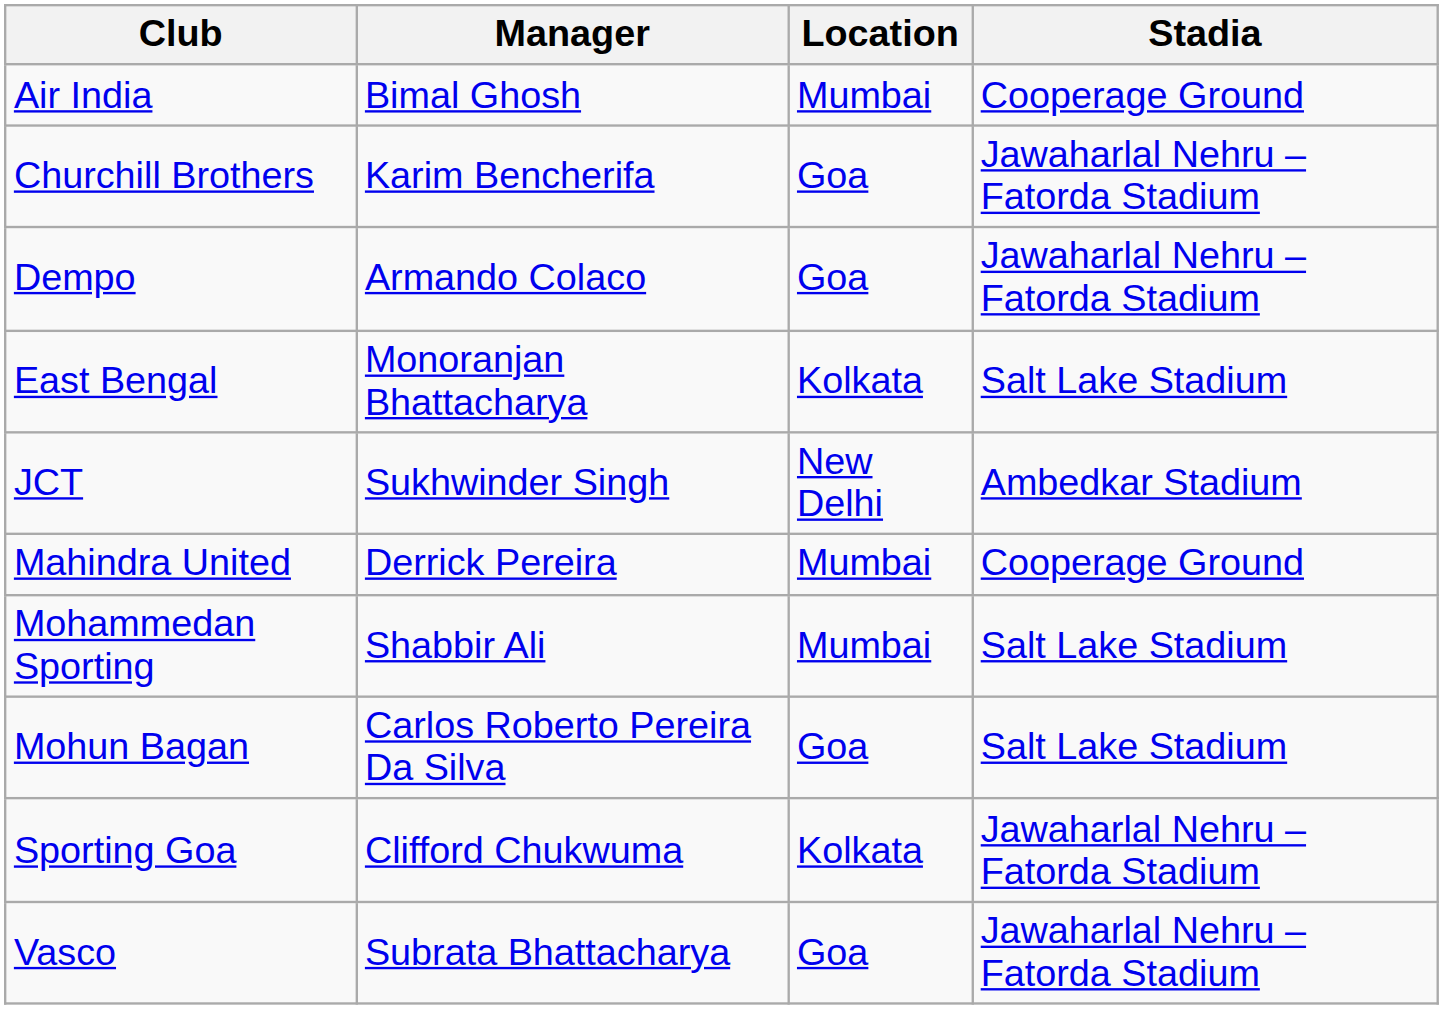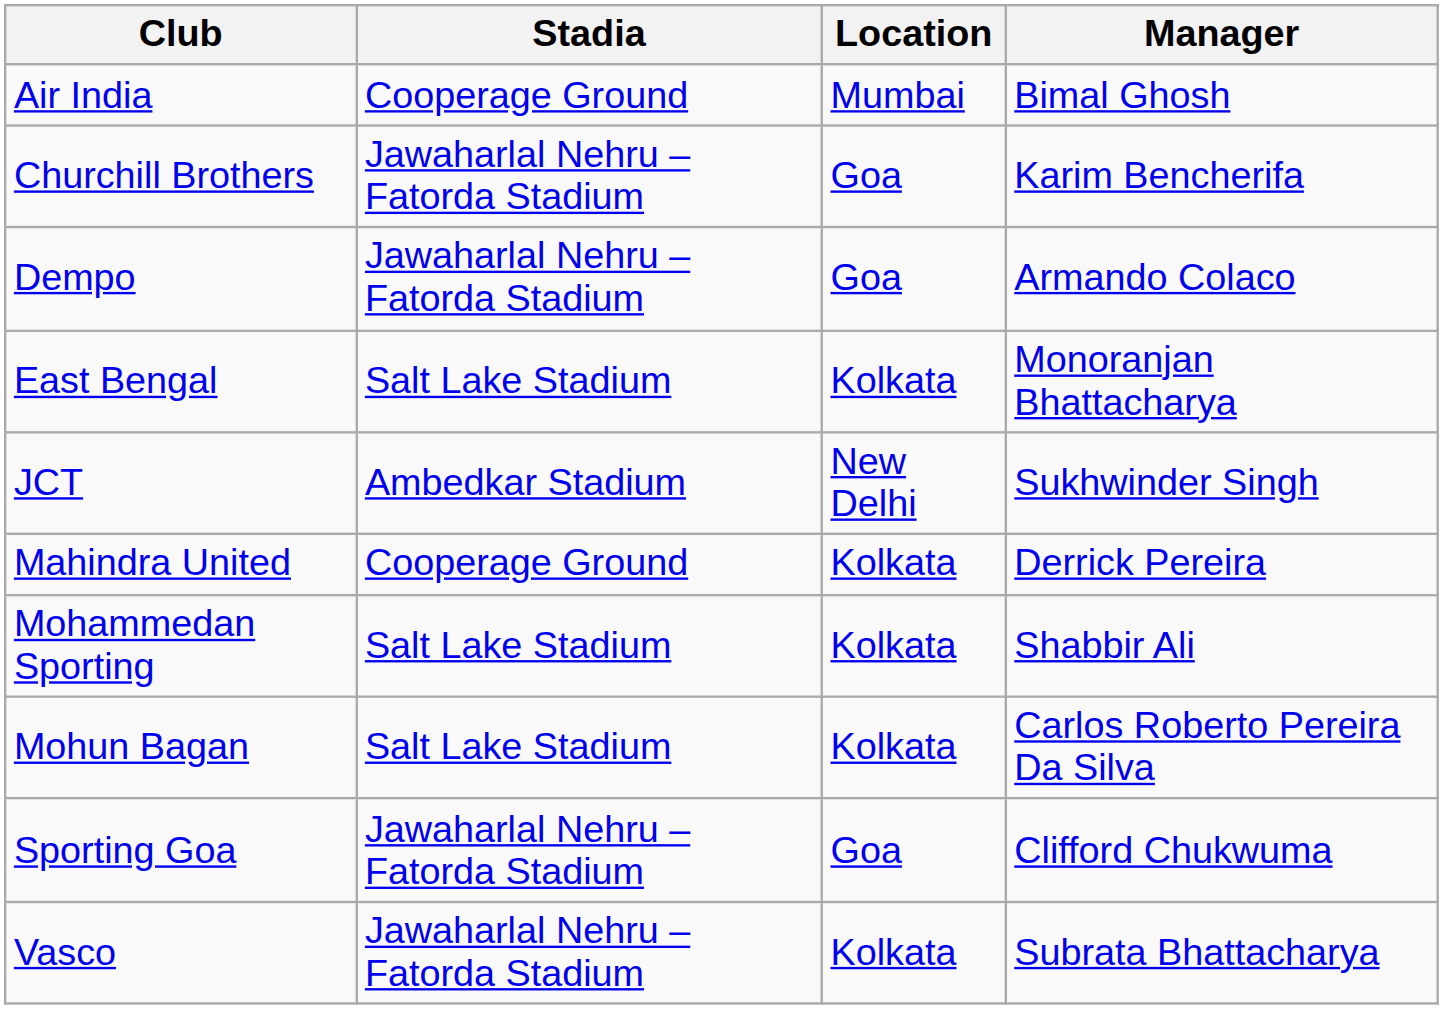columns swapped: (572, 34) <-> (1205, 34)
(864, 563) Mumbai -> (893, 563) Kolkata
(864, 644) Mumbai -> (893, 644) Kolkata
(833, 747) Goa -> (893, 747) Kolkata
(860, 849) Kolkata -> (866, 849) Goa
(833, 951) Goa -> (893, 951) Kolkata
